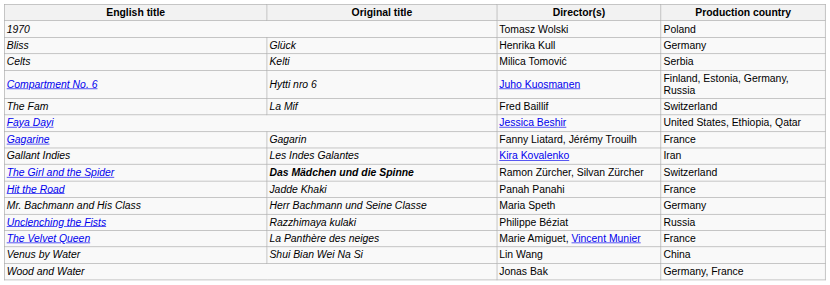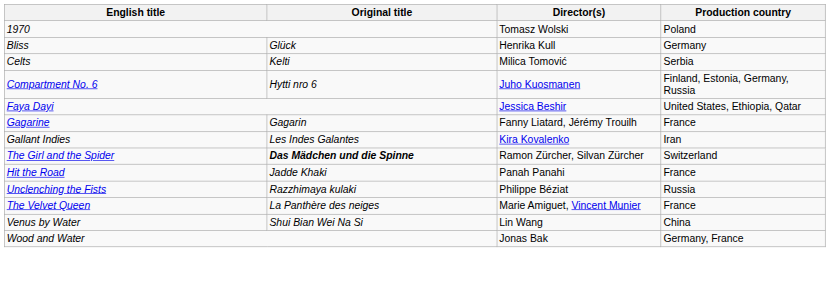- row: (28, 106)
- row: (74, 205)
